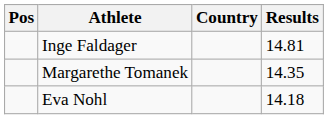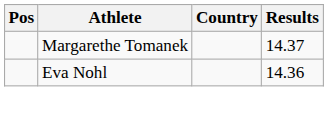- row: (89, 45)
(285, 72) 14.35 -> (285, 45) 14.37
(285, 99) 14.18 -> (285, 72) 14.36
